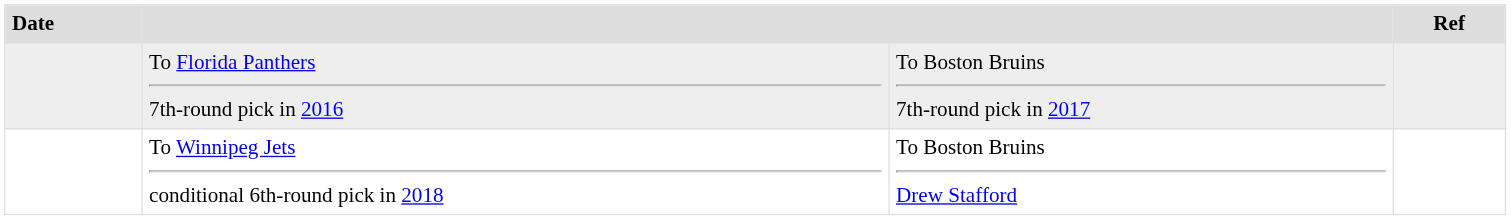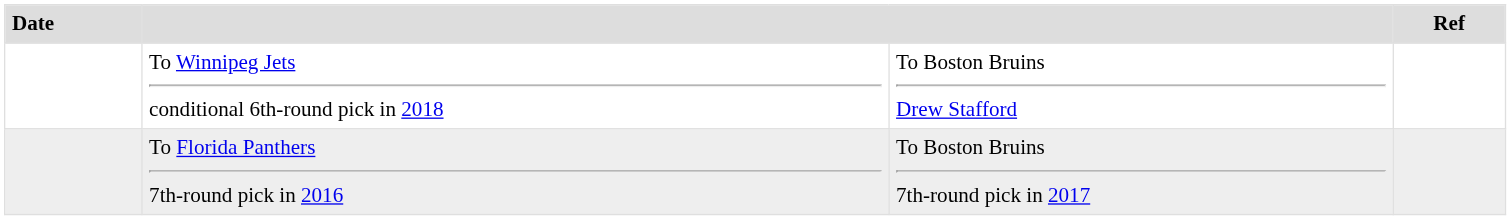rows swapped: (515, 85) <-> (515, 171)
